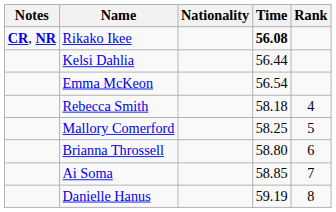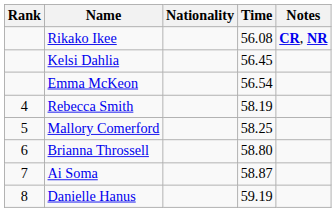columns swapped: (311, 15) <-> (32, 15)
(272, 38) bold -> (257, 38) normal
(272, 60) 56.44 -> (257, 60) 56.45
(272, 106) 58.18 -> (257, 106) 58.19
(272, 173) 58.85 -> (257, 173) 58.87
